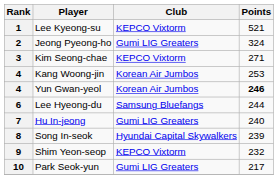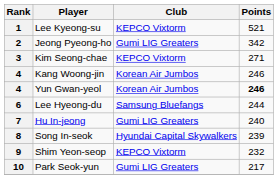(256, 43) 324 -> (256, 43) 342
(256, 74) 253 -> (256, 74) 246
